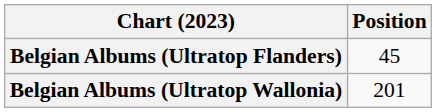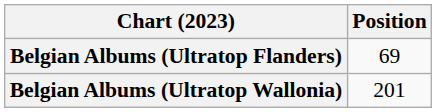(389, 55) 45 -> (389, 55) 69
